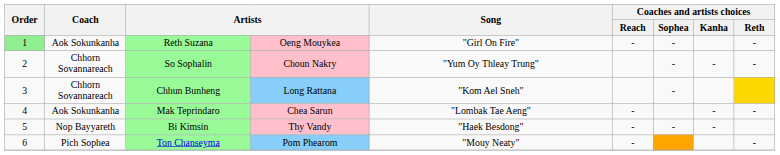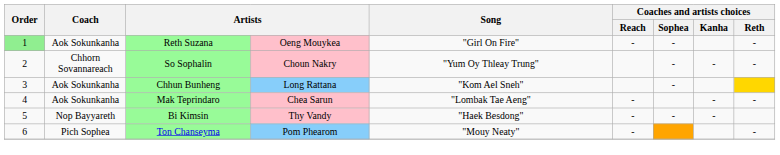(85, 90) Chhorn Sovannareach -> (85, 85) Aok Sokunkanha
